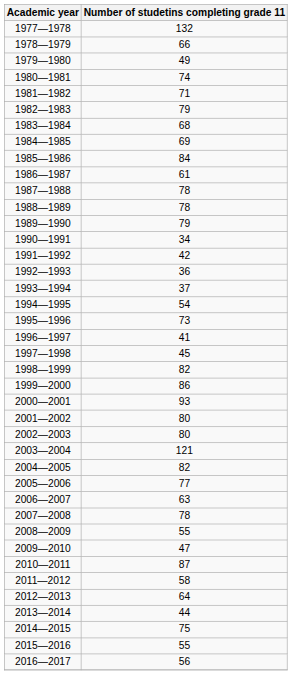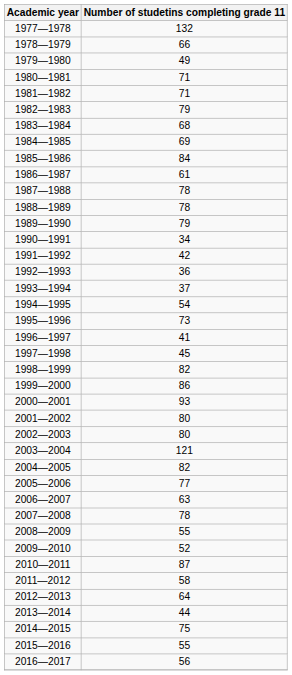(184, 77) 74 -> (184, 77) 71
(184, 548) 47 -> (184, 548) 52
